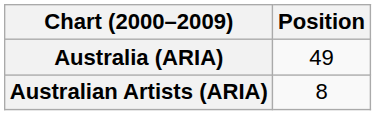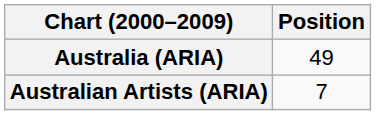(322, 92) 8 -> (322, 92) 7
